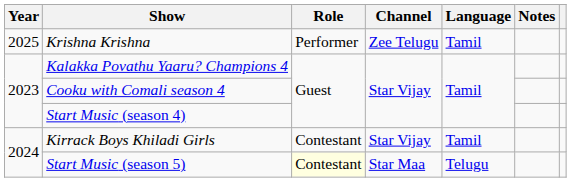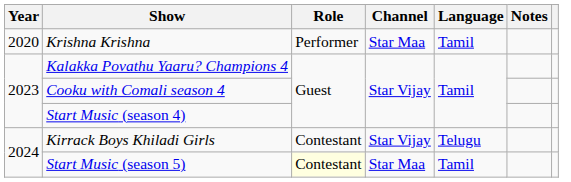(24, 41) 2025 -> (24, 41) 2020
(404, 41) Zee Telugu -> (397, 41) Star Maa
(464, 139) Tamil -> (459, 139) Telugu
(467, 164) Telugu -> (456, 164) Tamil
